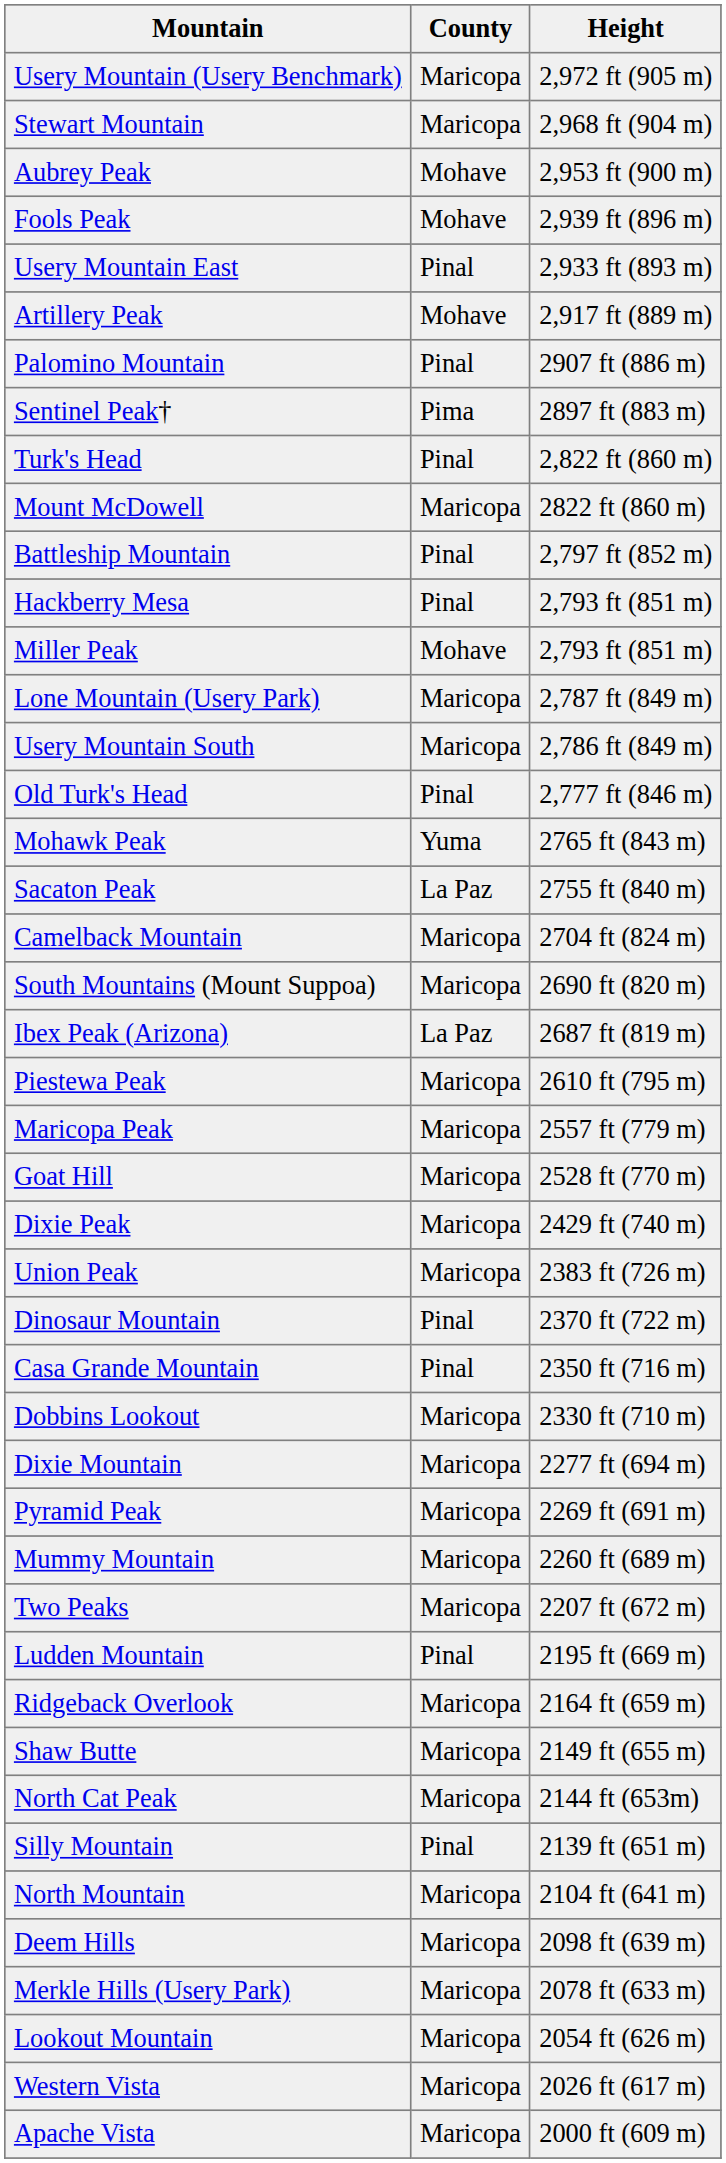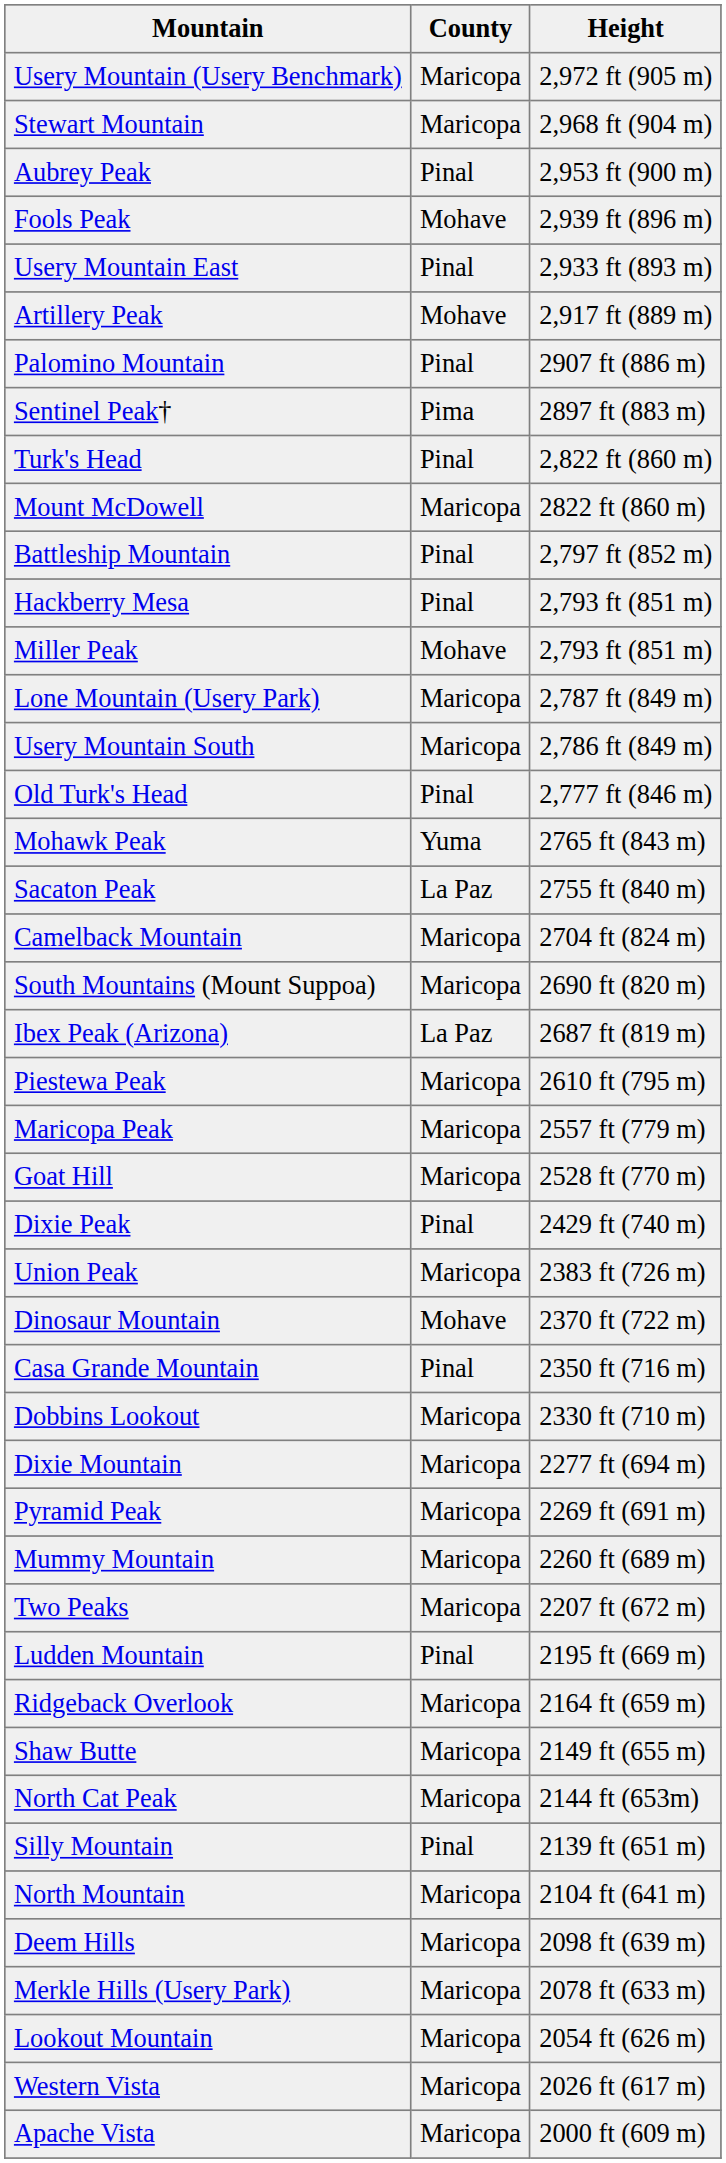(463, 171) Mohave -> (447, 171) Pinal
(470, 1224) Maricopa -> (447, 1224) Pinal
(447, 1320) Pinal -> (463, 1320) Mohave
